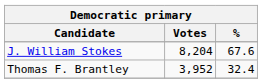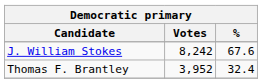(196, 51) 8,204 -> (196, 51) 8,242
